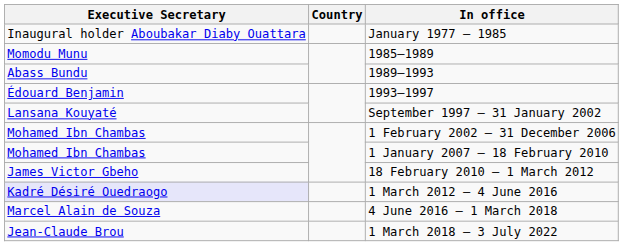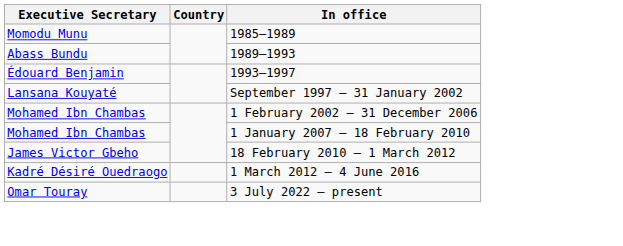- row: (437, 34)
(87, 192) lavender background -> (87, 172) no background
- row: (463, 211)
- row: (463, 231)
+ row: (306, 192)
